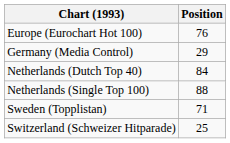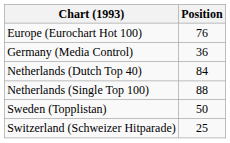(202, 52) 29 -> (202, 52) 36
(202, 109) 71 -> (202, 109) 50
